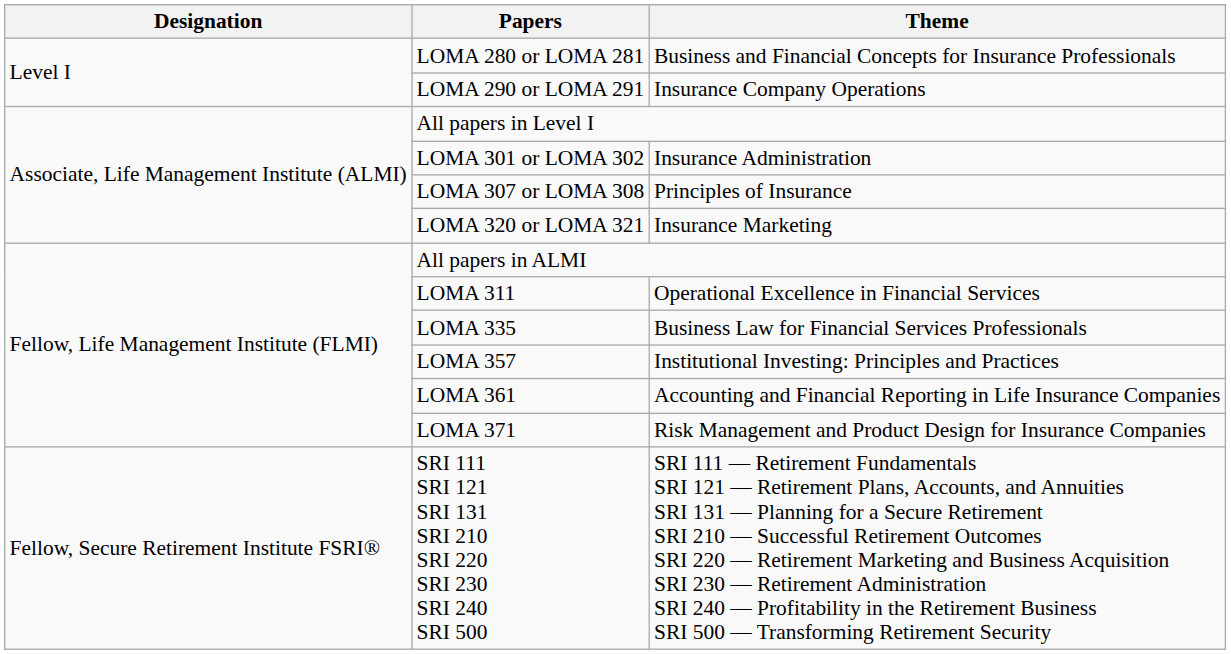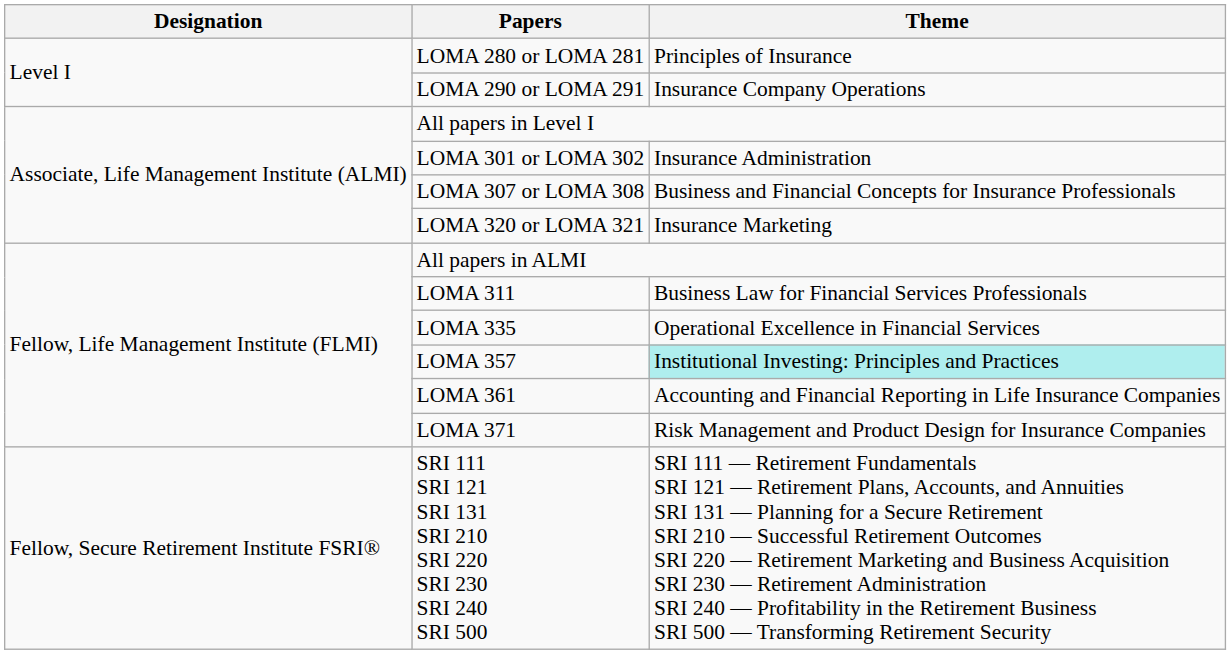(915, 55) Business and Financial Concepts for Insurance Professionals -> (753, 55) Principles of Insurance
(753, 191) Principles of Insurance -> (915, 191) Business and Financial Concepts for Insurance Professionals
(847, 293) Operational Excellence in Financial Services -> (870, 293) Business Law for Financial Services Professionals
(870, 327) Business Law for Financial Services Professionals -> (847, 327) Operational Excellence in Financial Services
(856, 361) no background -> (856, 361) paleturquoise background
